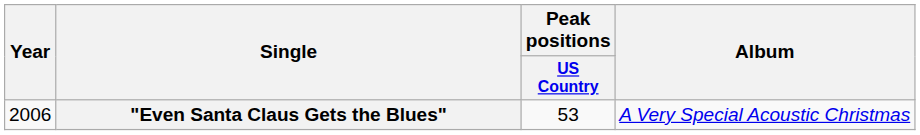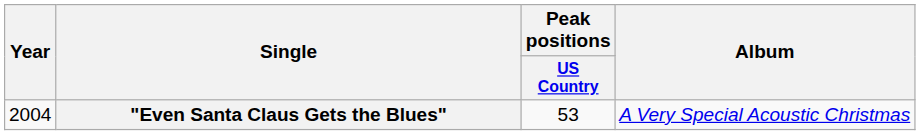(30, 114) 2006 -> (30, 114) 2004
